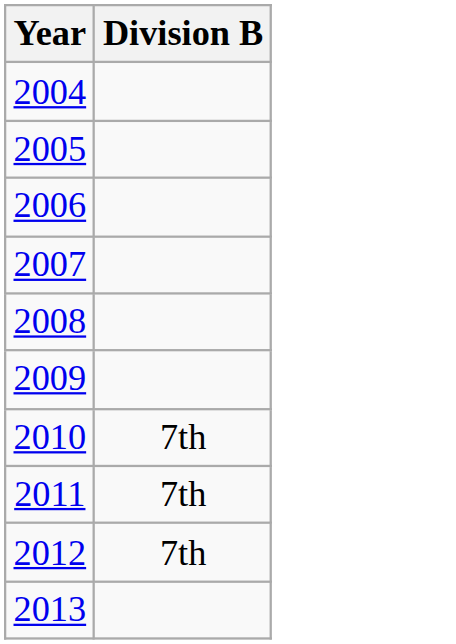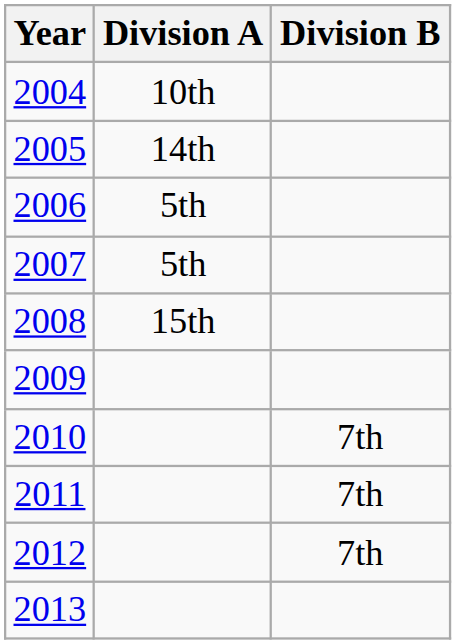+ column: (183, 33)
